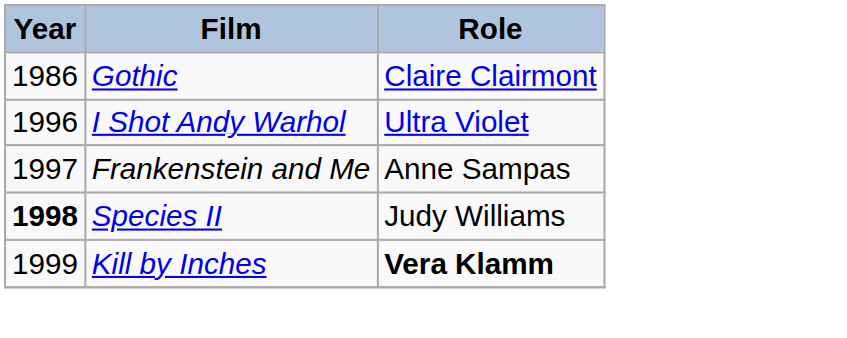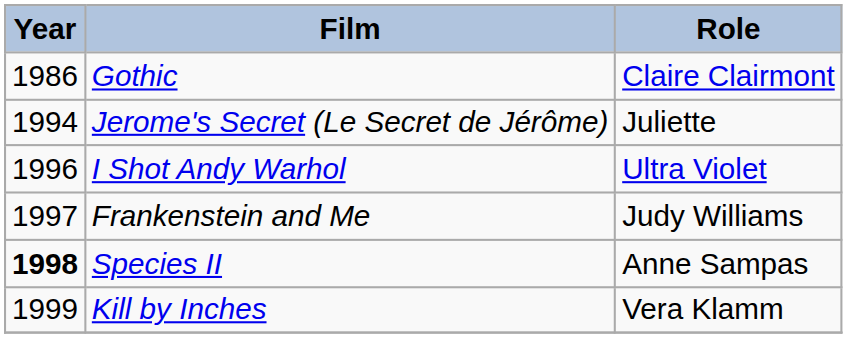+ row: (350, 123)
(477, 169) Anne Sampas -> (713, 216) Judy Williams
(475, 216) Judy Williams -> (715, 263) Anne Sampas
(469, 263) bold -> (703, 310) normal
